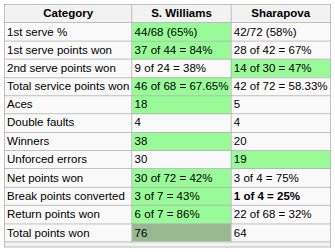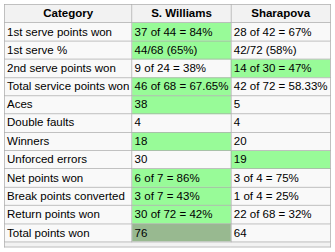rows swapped: (37, 31) <-> (60, 50)
(141, 104) 18 -> (141, 104) 38
(141, 141) 38 -> (141, 141) 18
(174, 178) 30 of 72 = 42% -> (167, 178) 6 of 7 = 86%
(267, 196) bold -> (266, 196) normal
(167, 214) 6 of 7 = 86% -> (174, 214) 30 of 72 = 42%
